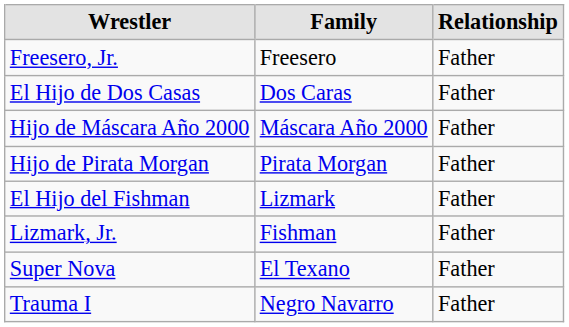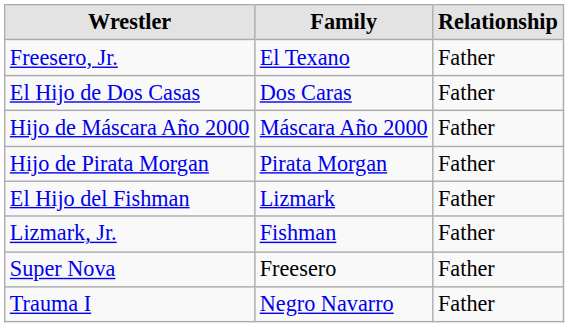(298, 57) Freesero -> (305, 57) El Texano
(305, 269) El Texano -> (298, 269) Freesero
